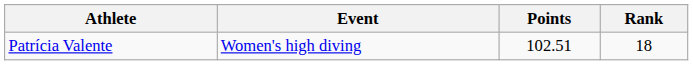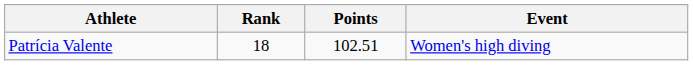columns swapped: (358, 18) <-> (644, 18)
